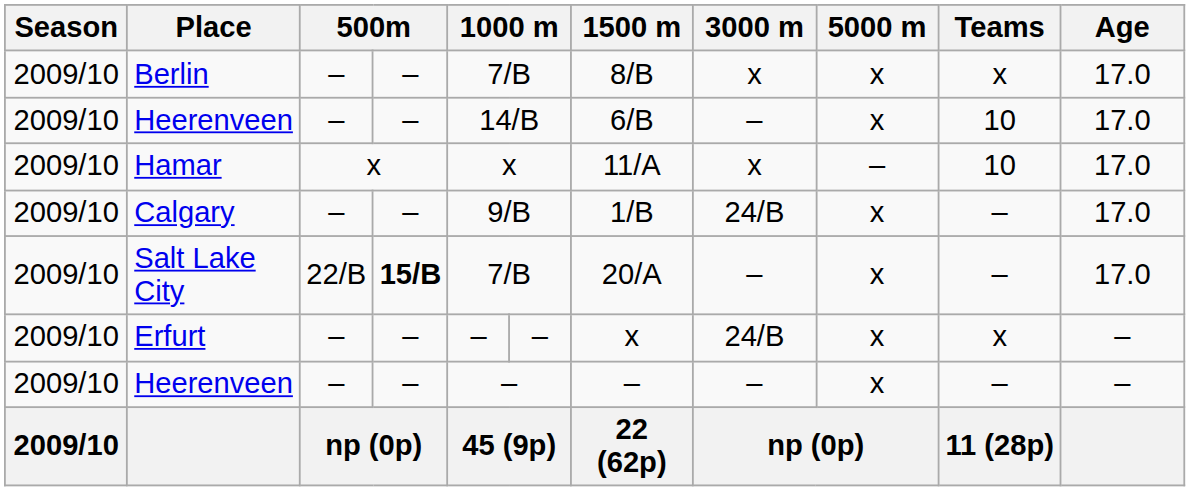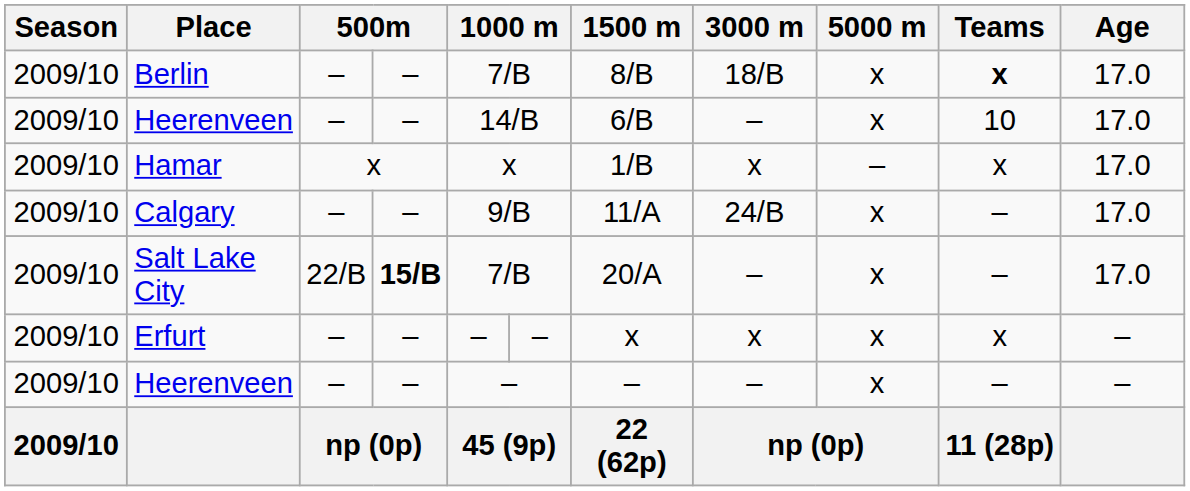(754, 73) x -> (754, 73) 18/B
(1000, 73) normal -> (1000, 73) bold
(632, 166) 11/A -> (632, 166) 1/B
(1000, 166) 10 -> (1000, 166) x
(632, 212) 1/B -> (632, 212) 11/A
(754, 337) 24/B -> (754, 337) x
